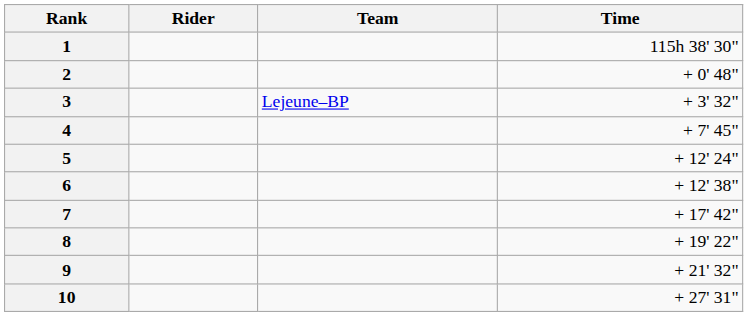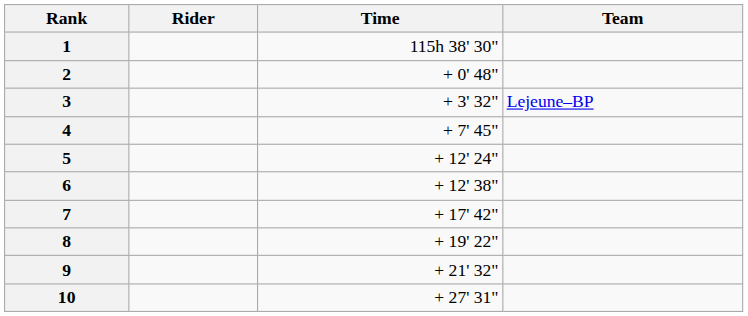columns swapped: (378, 18) <-> (620, 18)
